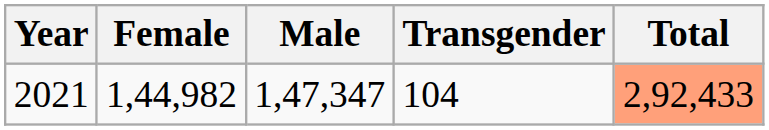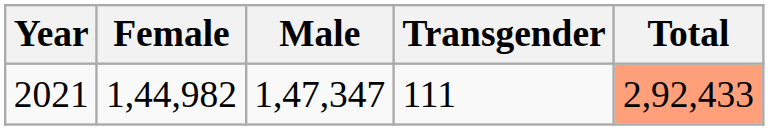(431, 93) 104 -> (429, 93) 111
